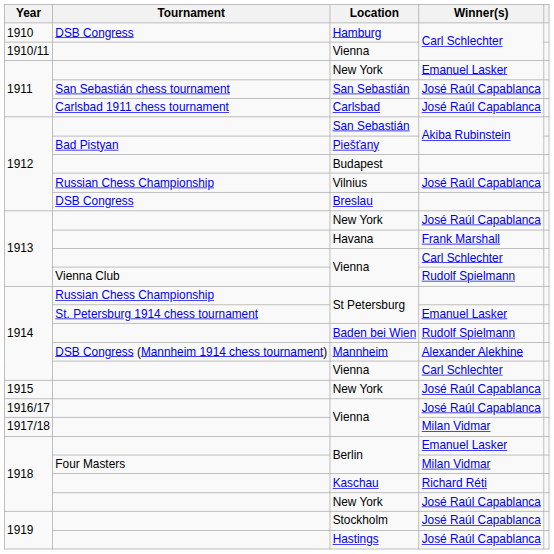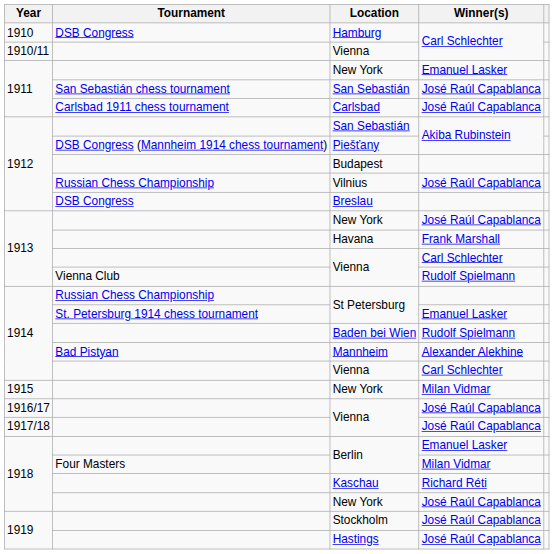(87, 145) Bad Pistyan -> (191, 145) DSB Congress (Mannheim 1914 chess tournament)
(191, 351) DSB Congress (Mannheim 1914 chess tournament) -> (87, 351) Bad Pistyan
(481, 389) José Raúl Capablanca -> (456, 389) Milan Vidmar
(456, 426) Milan Vidmar -> (481, 426) José Raúl Capablanca
